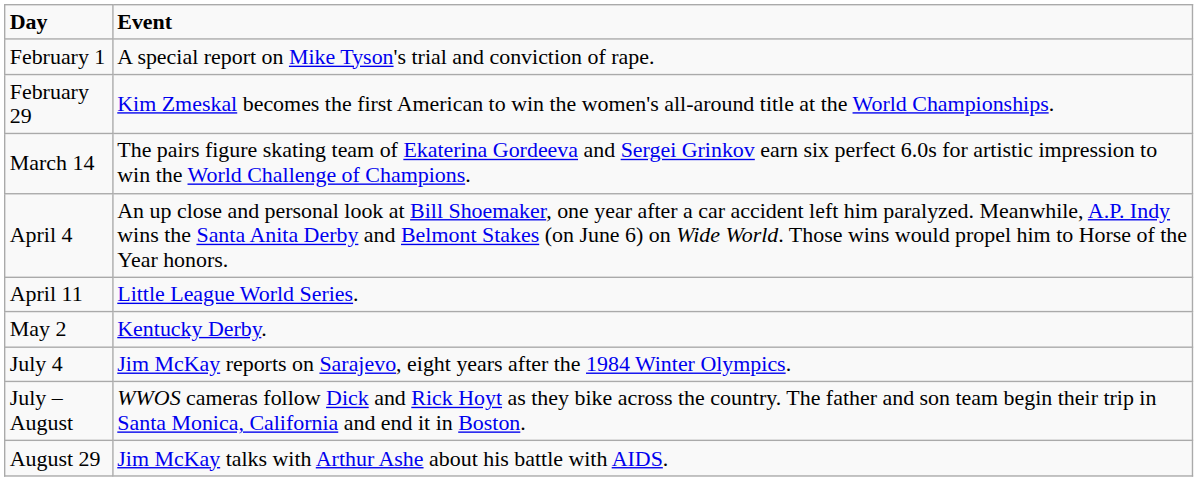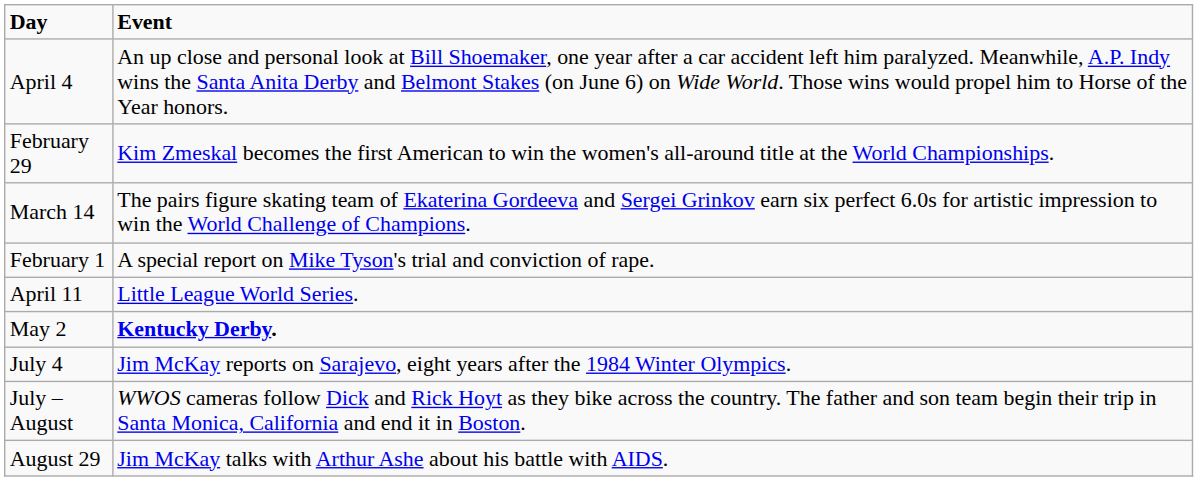rows swapped: (58, 56) <-> (41, 234)
(192, 329) normal -> (197, 329) bold
